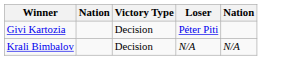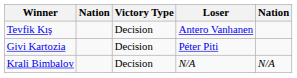+ row: (30, 30)
